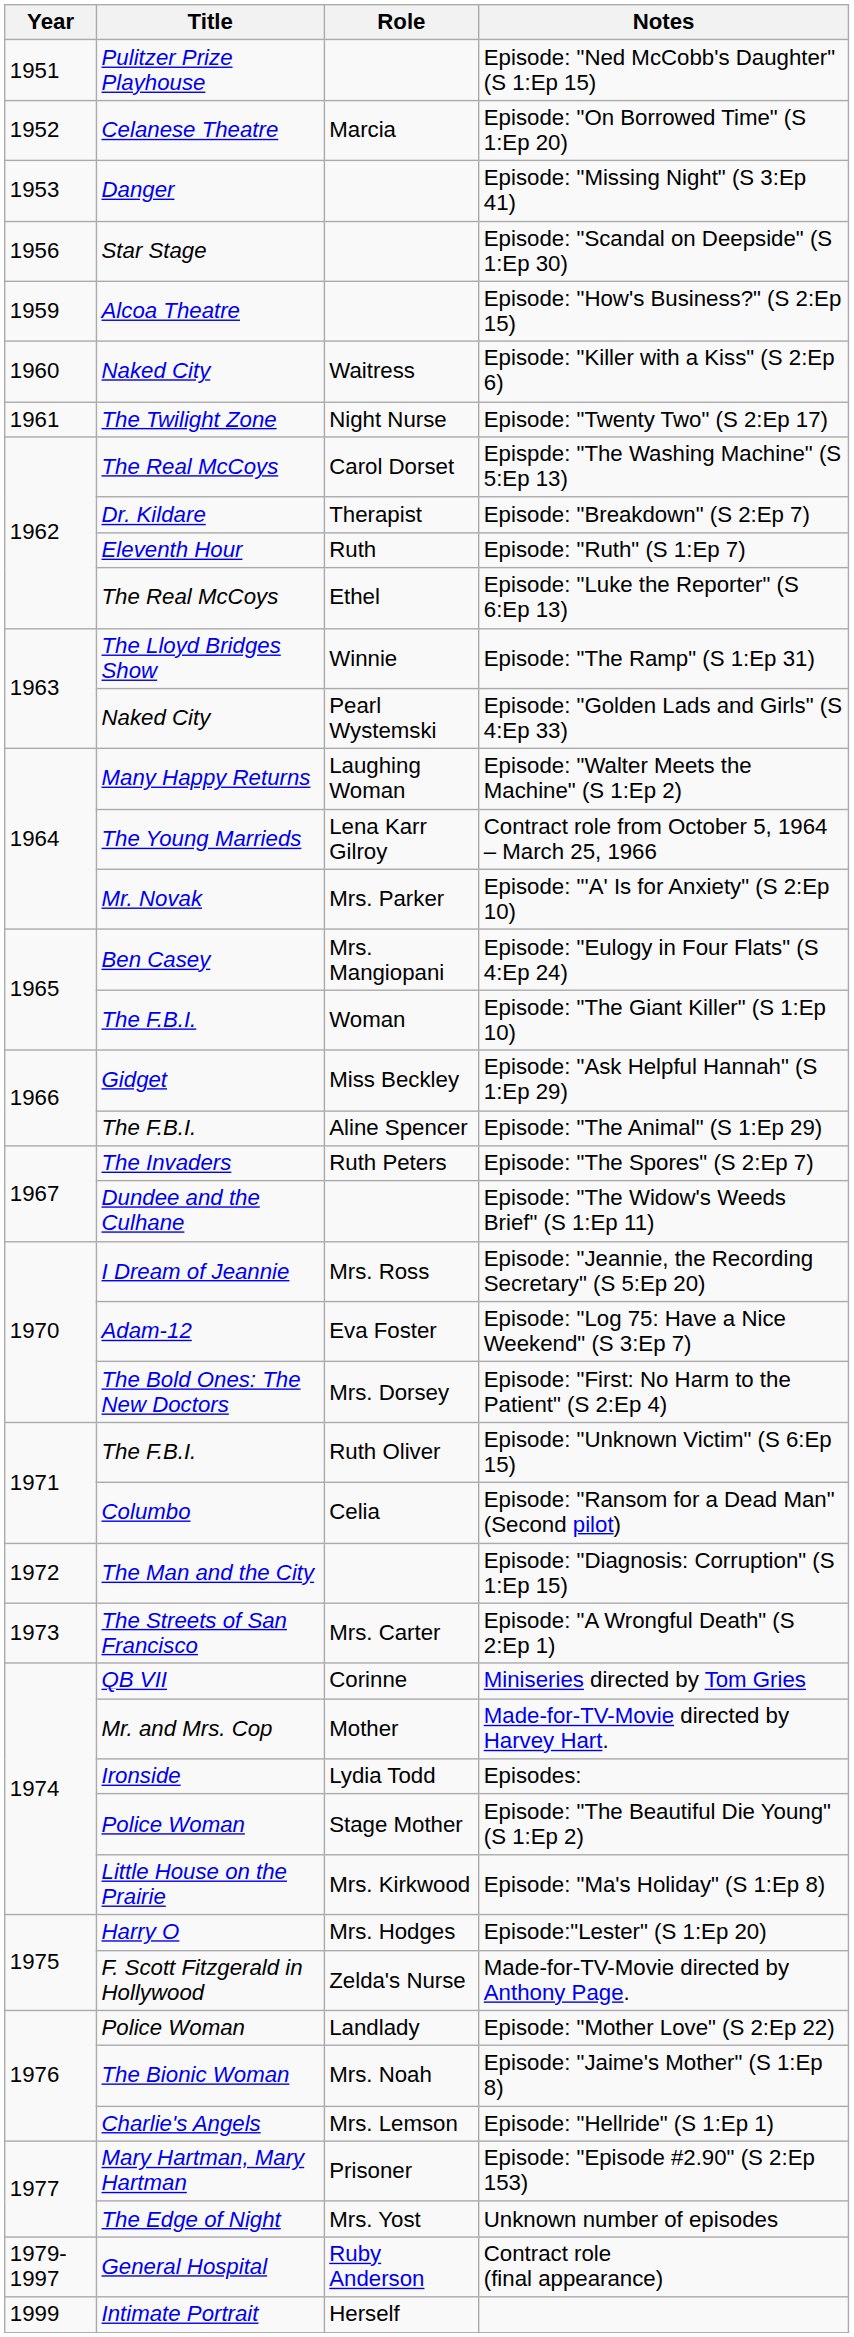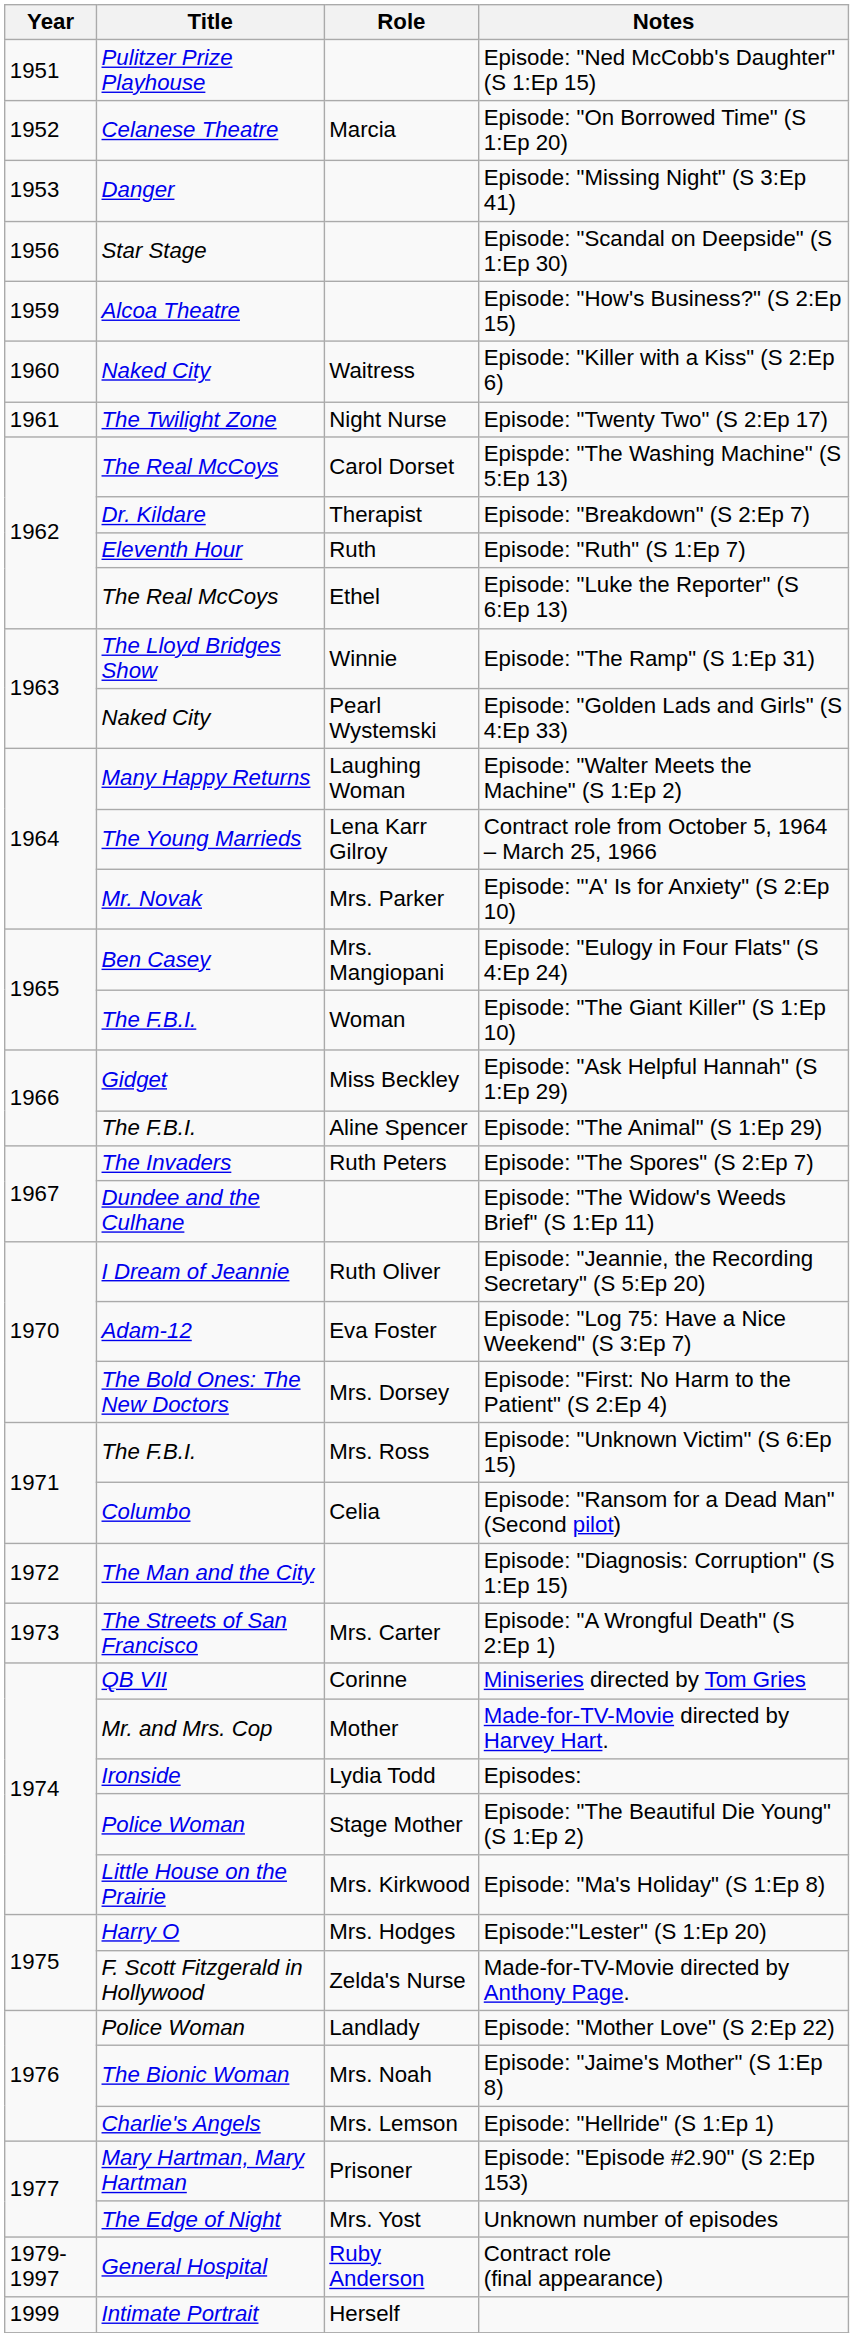(379, 1271) Mrs. Ross -> (385, 1271) Ruth Oliver
(385, 1452) Ruth Oliver -> (379, 1452) Mrs. Ross
